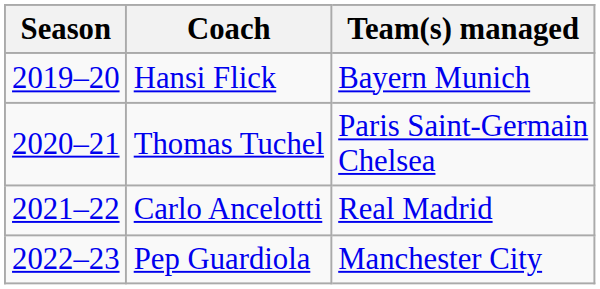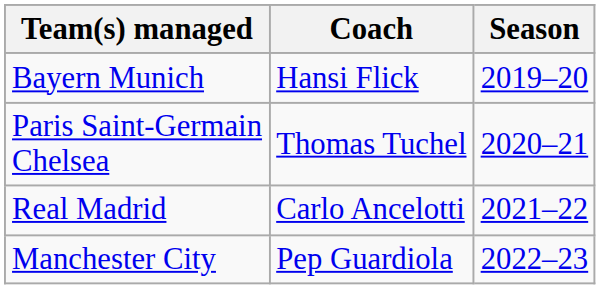columns swapped: (66, 28) <-> (463, 28)
